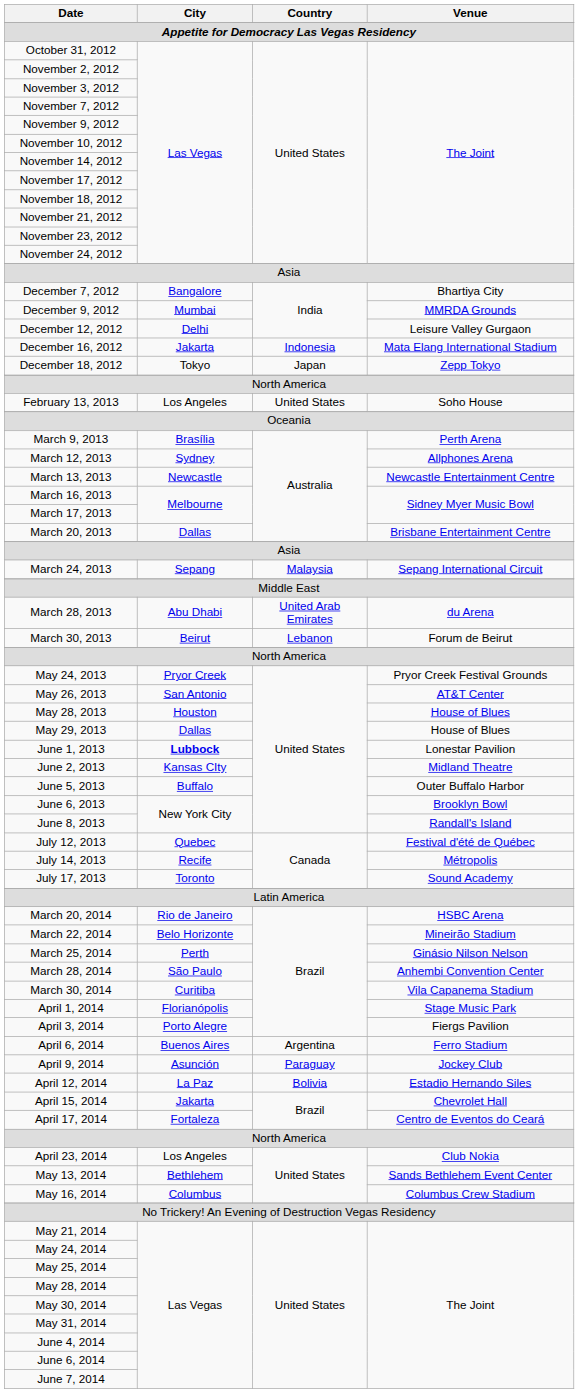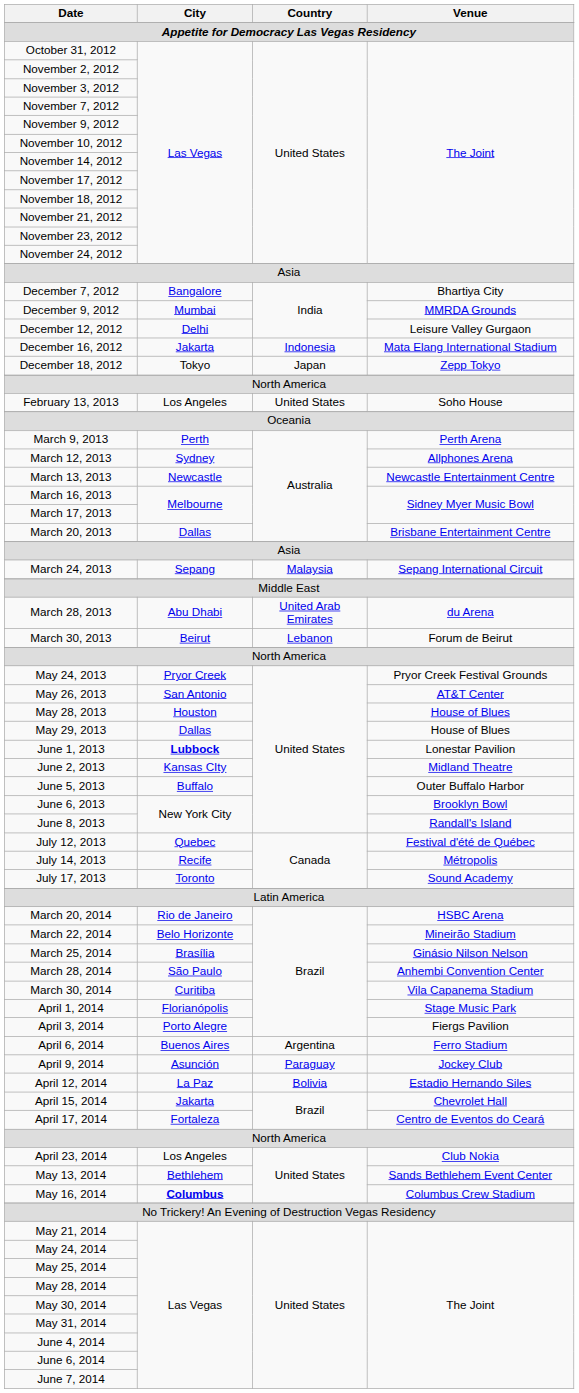(195, 439) Brasília -> (195, 439) Perth
(195, 953) Perth -> (195, 953) Brasília
(195, 1193) normal -> (195, 1193) bold
